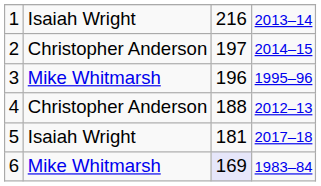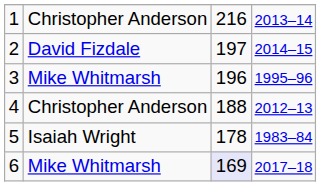(82, 19) Isaiah Wright -> (118, 19) Christopher Anderson
(118, 48) Christopher Anderson -> (84, 48) David Fizdale
(231, 136) 181 -> (231, 136) 178
(284, 137) 2017–18 -> (284, 137) 1983–84
(284, 166) 1983–84 -> (284, 166) 2017–18
